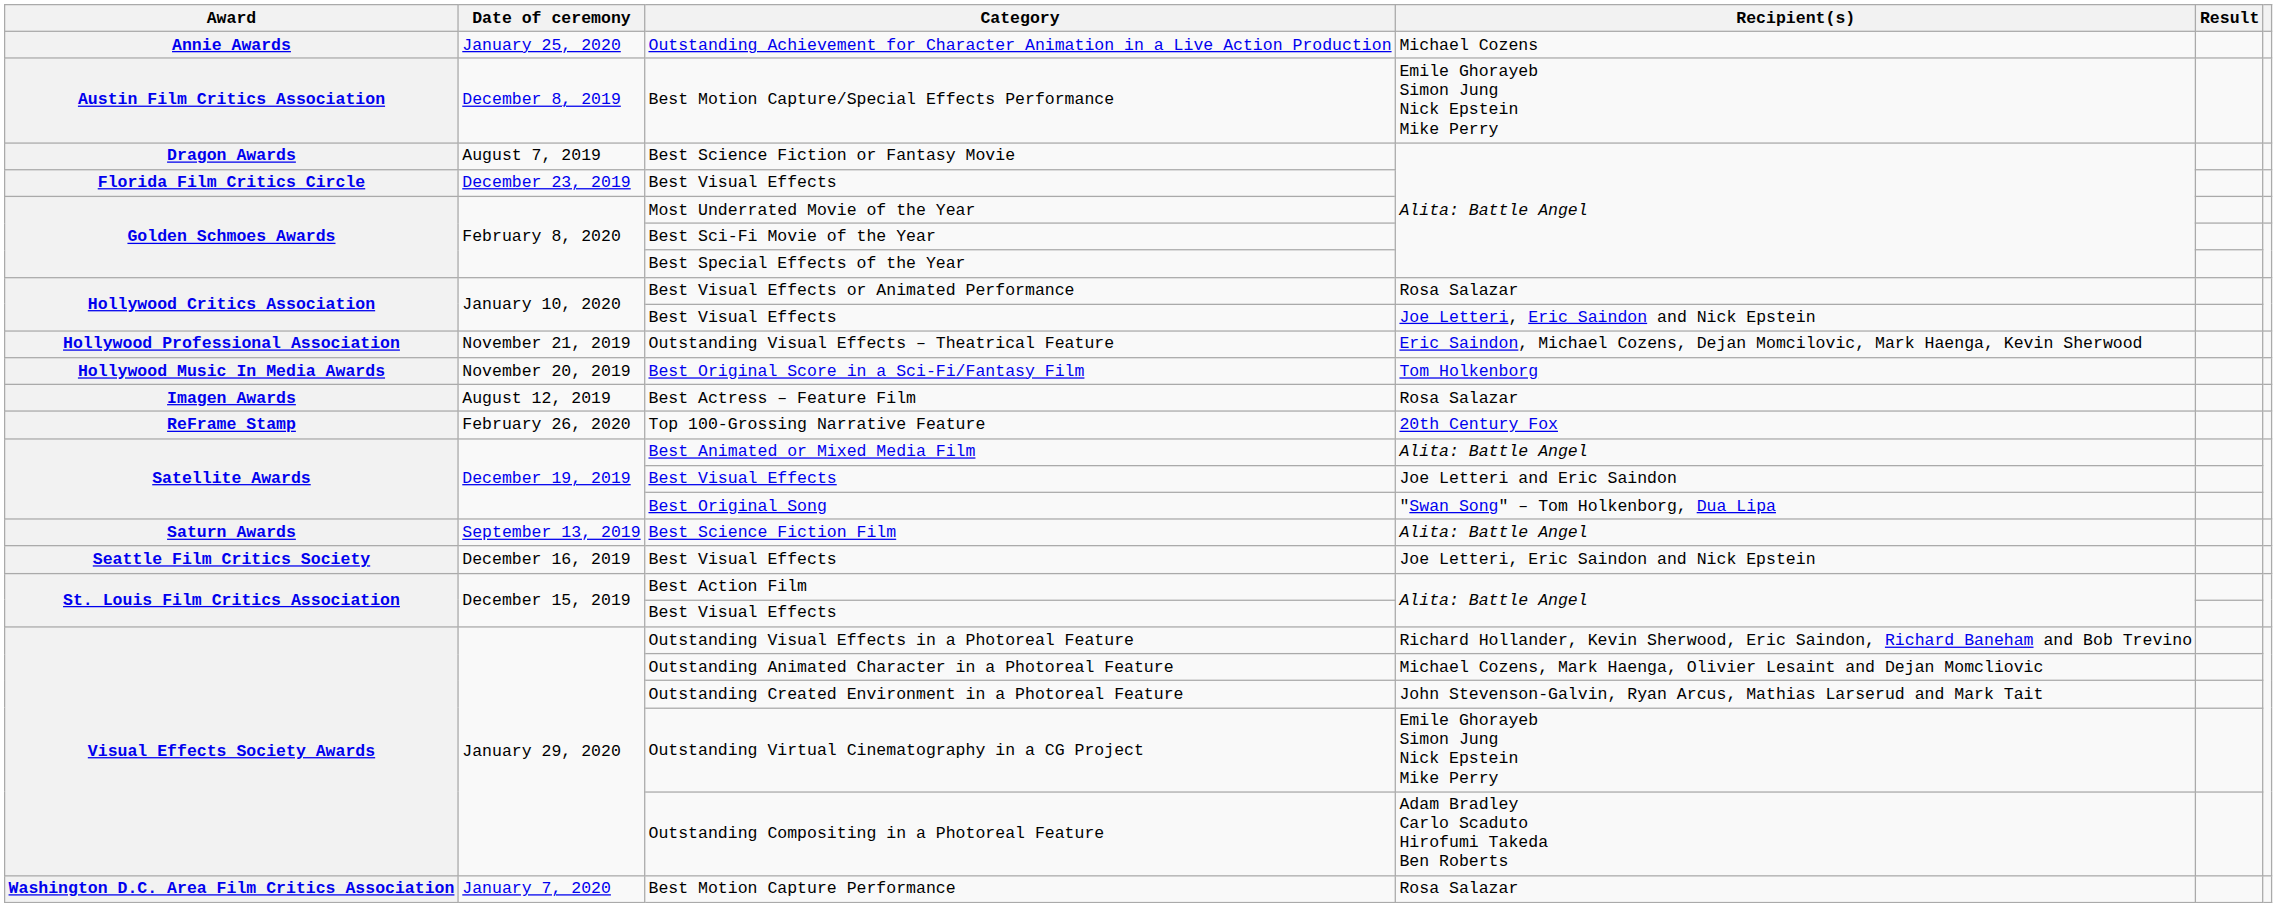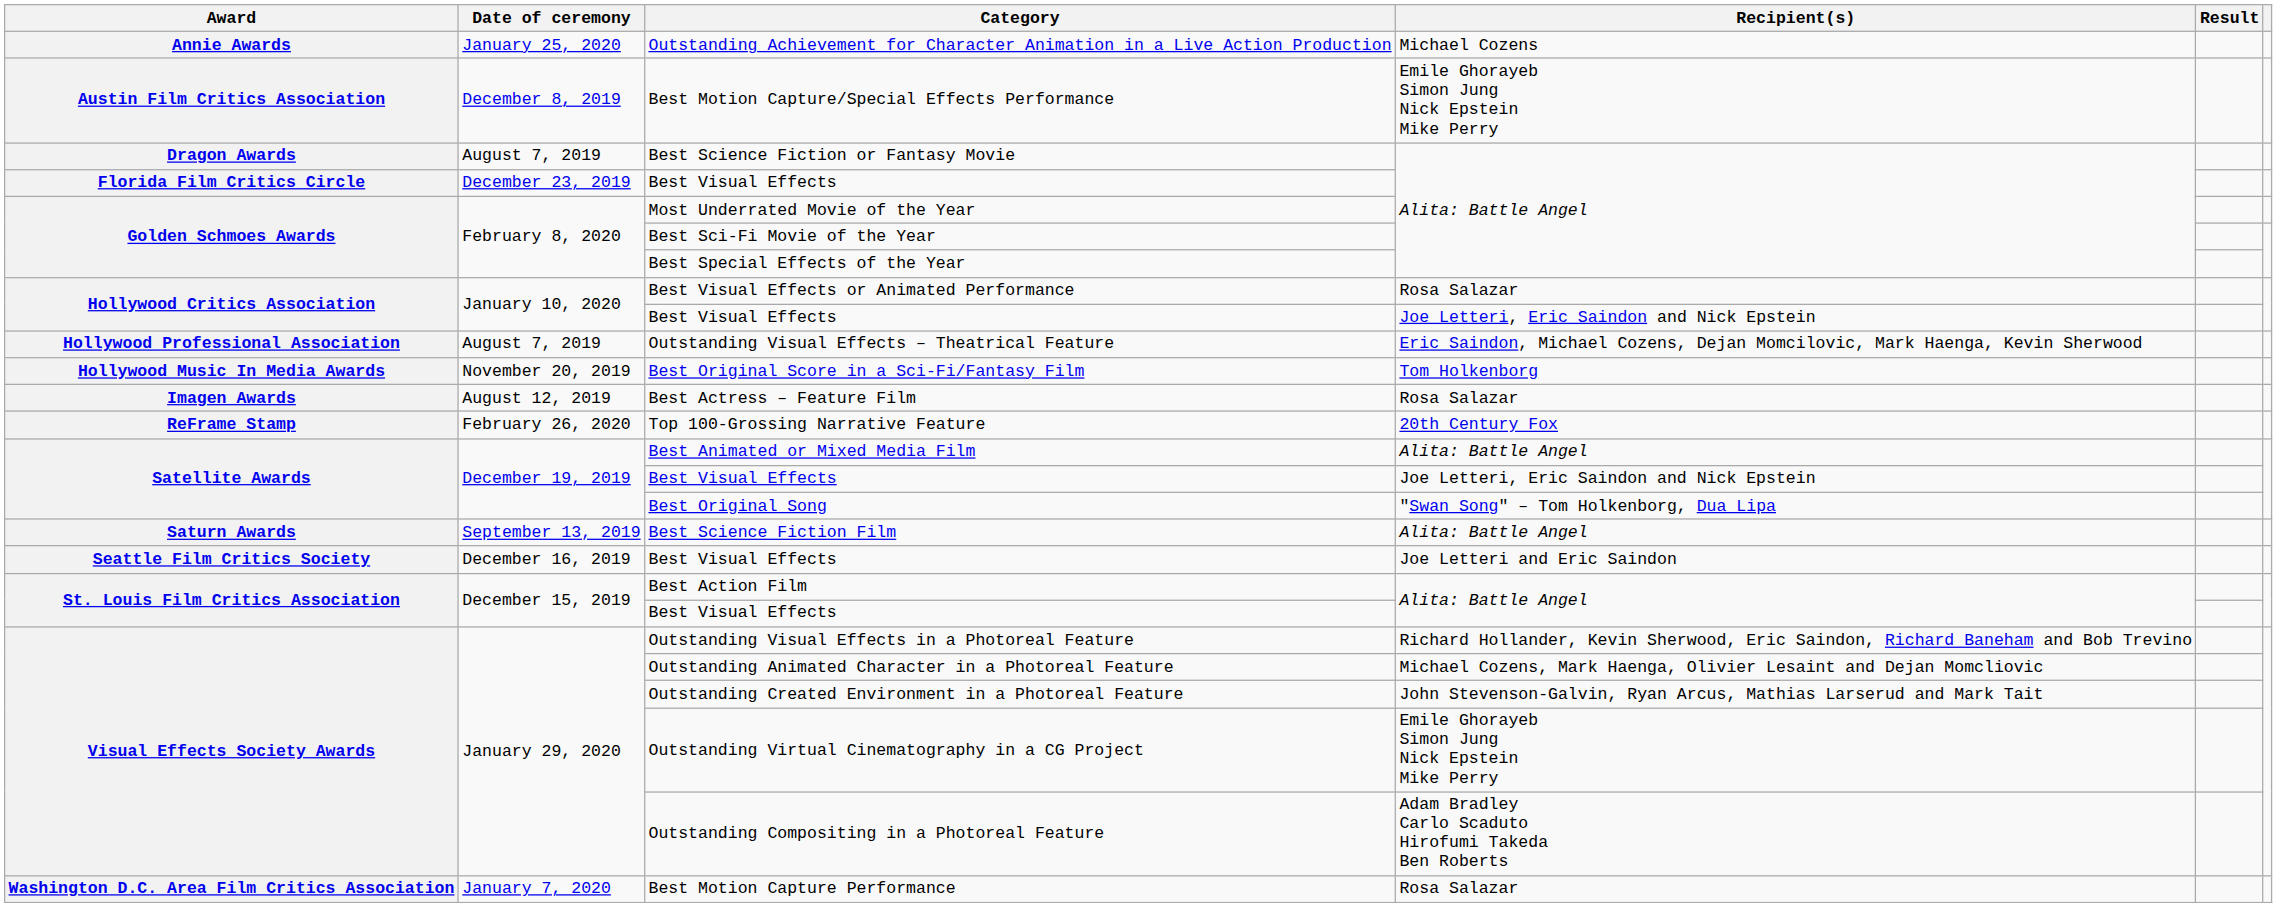(546, 344) November 21, 2019 -> (532, 344) August 7, 2019
(1538, 479) Joe Letteri and Eric Saindon -> (1607, 479) Joe Letteri, Eric Saindon and Nick Epstein
(1607, 560) Joe Letteri, Eric Saindon and Nick Epstein -> (1538, 560) Joe Letteri and Eric Saindon
